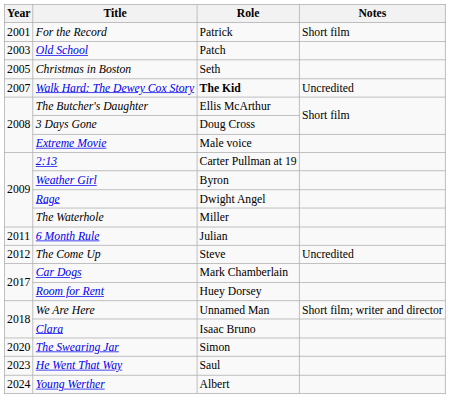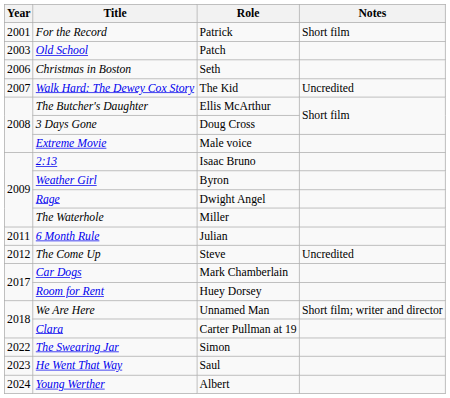(19, 69) 2005 -> (19, 69) 2006
(220, 87) bold -> (219, 87) normal
(248, 161) Carter Pullman at 19 -> (228, 161) Isaac Bruno
(228, 328) Isaac Bruno -> (248, 328) Carter Pullman at 19
(19, 347) 2020 -> (19, 347) 2022
